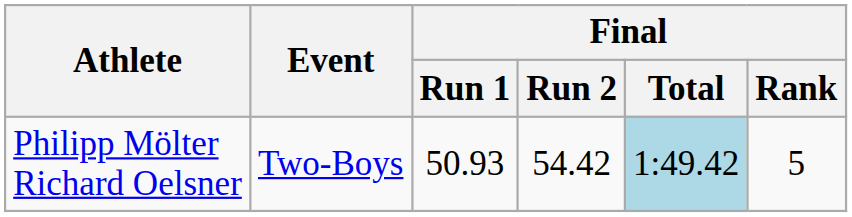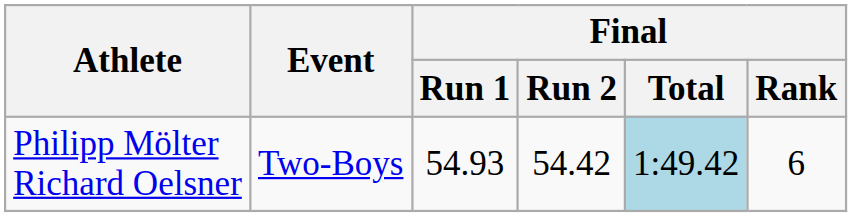(465, 163) 50.93 -> (465, 163) 54.93
(796, 163) 5 -> (796, 163) 6
